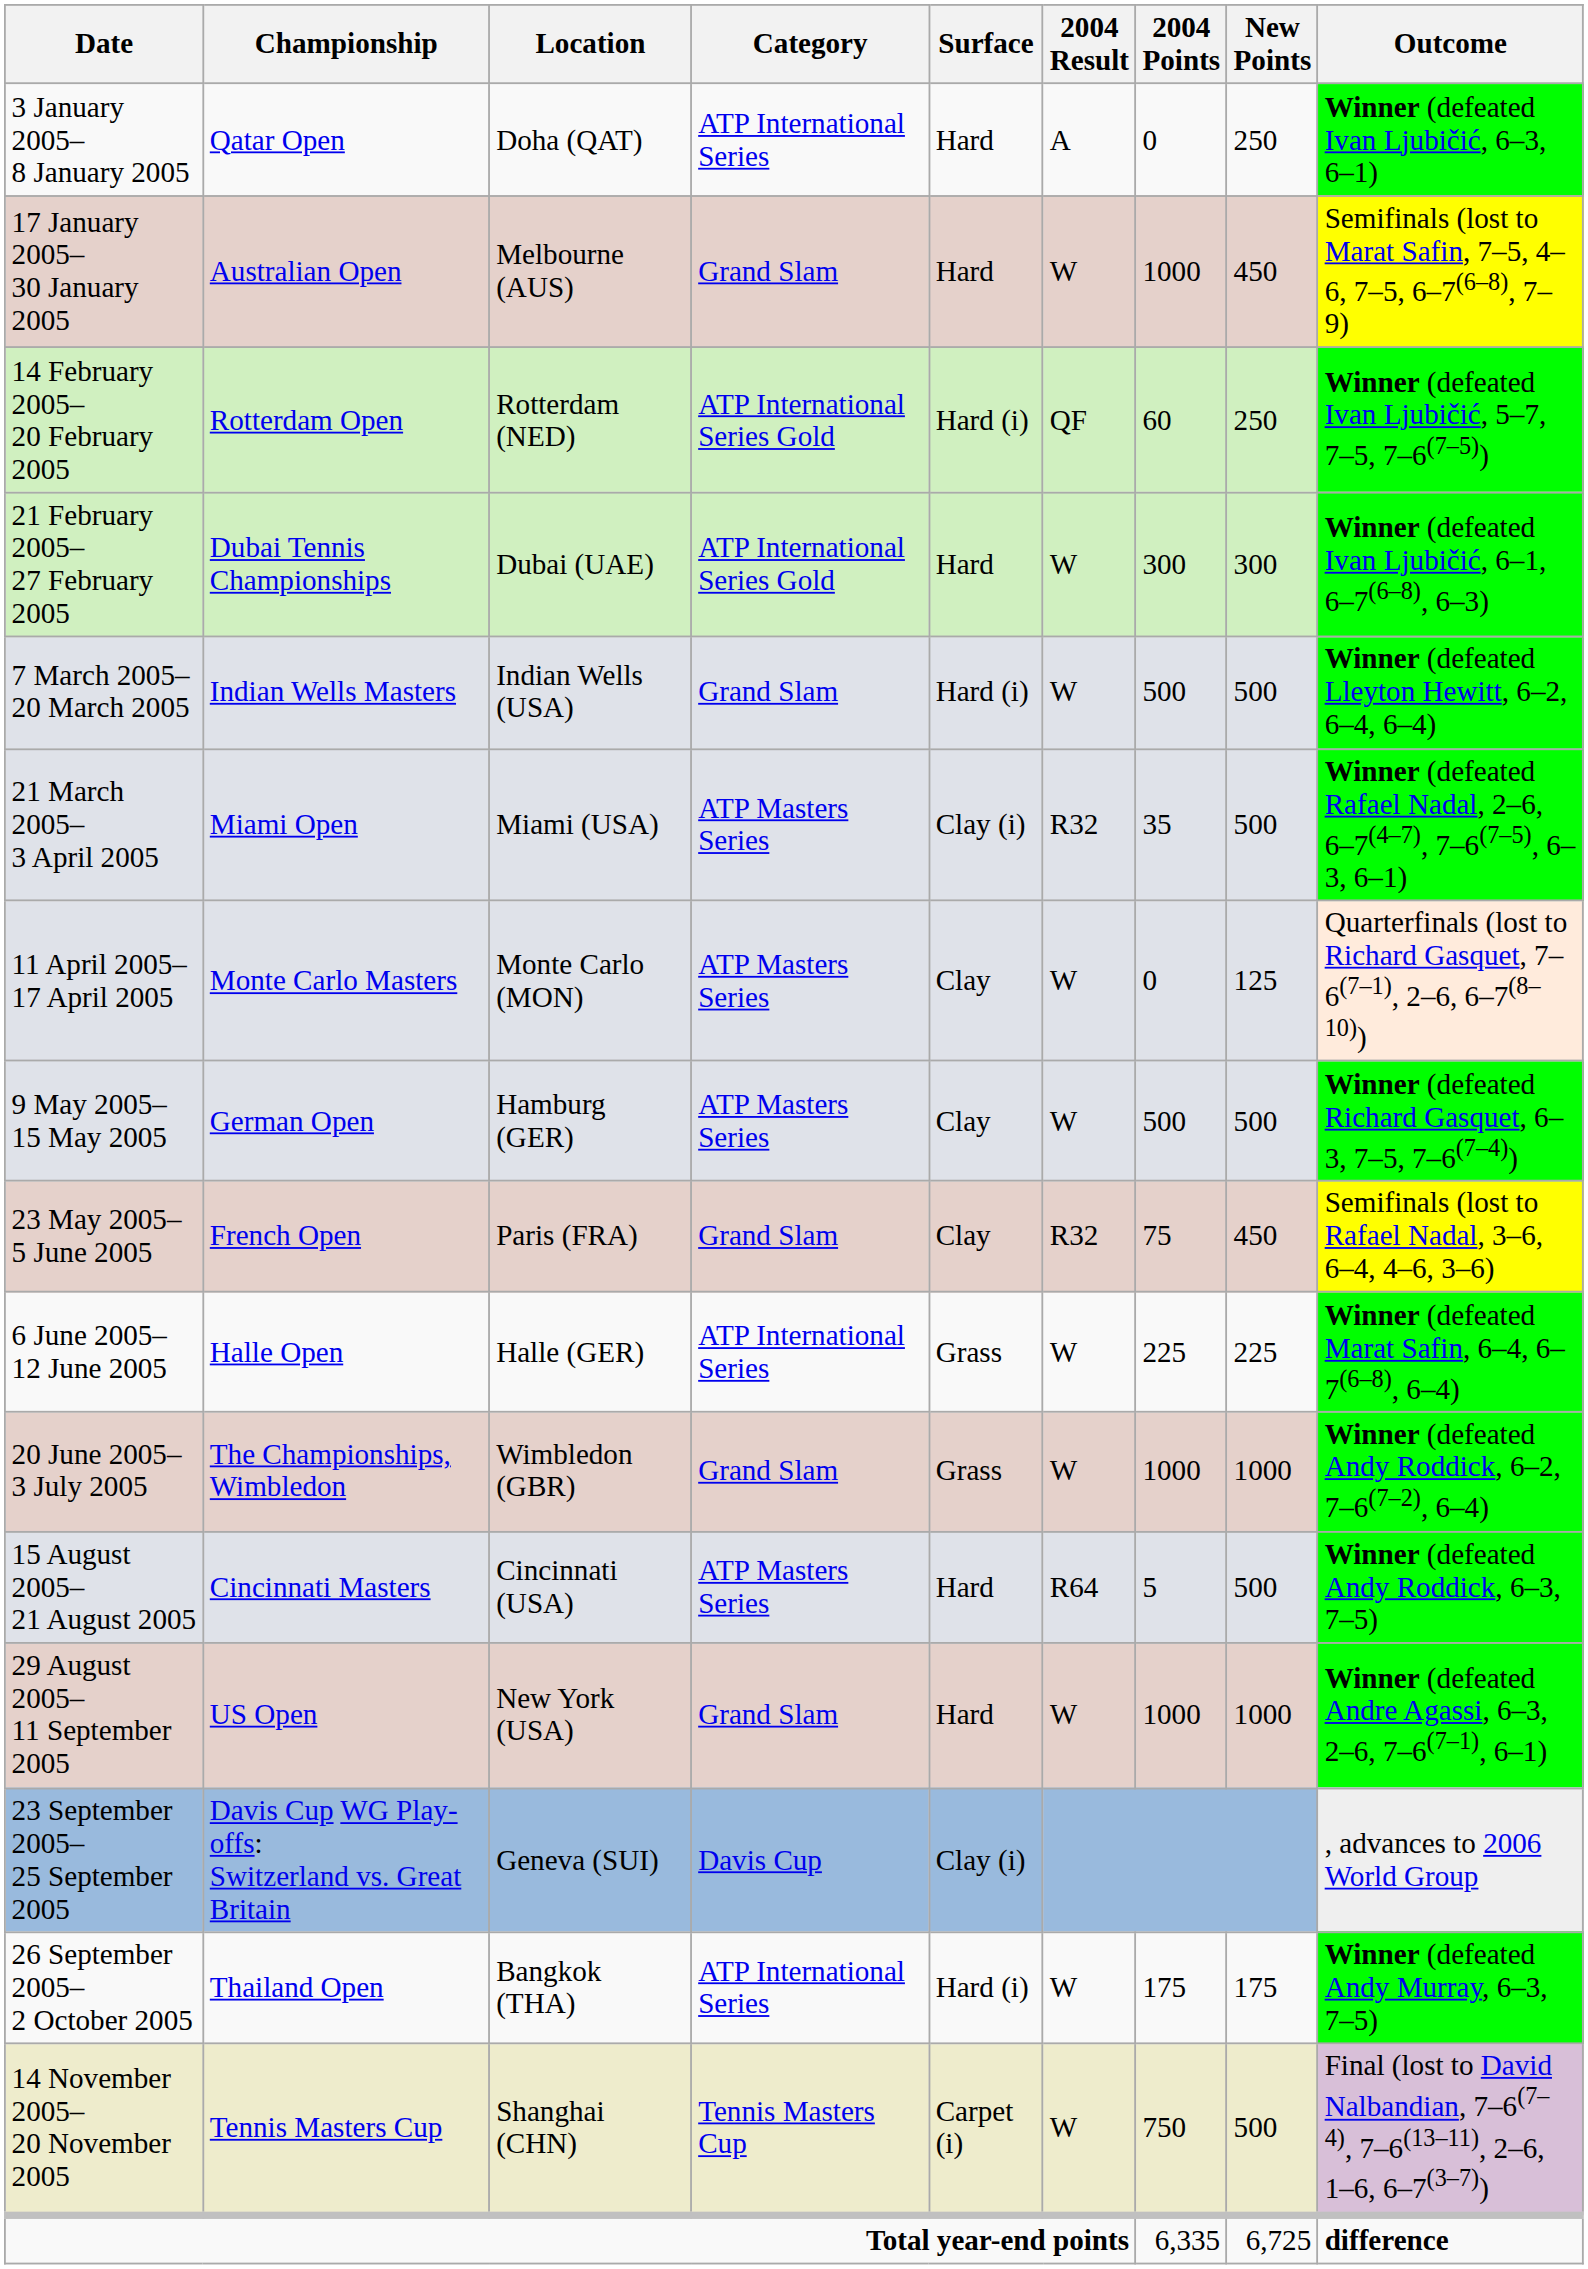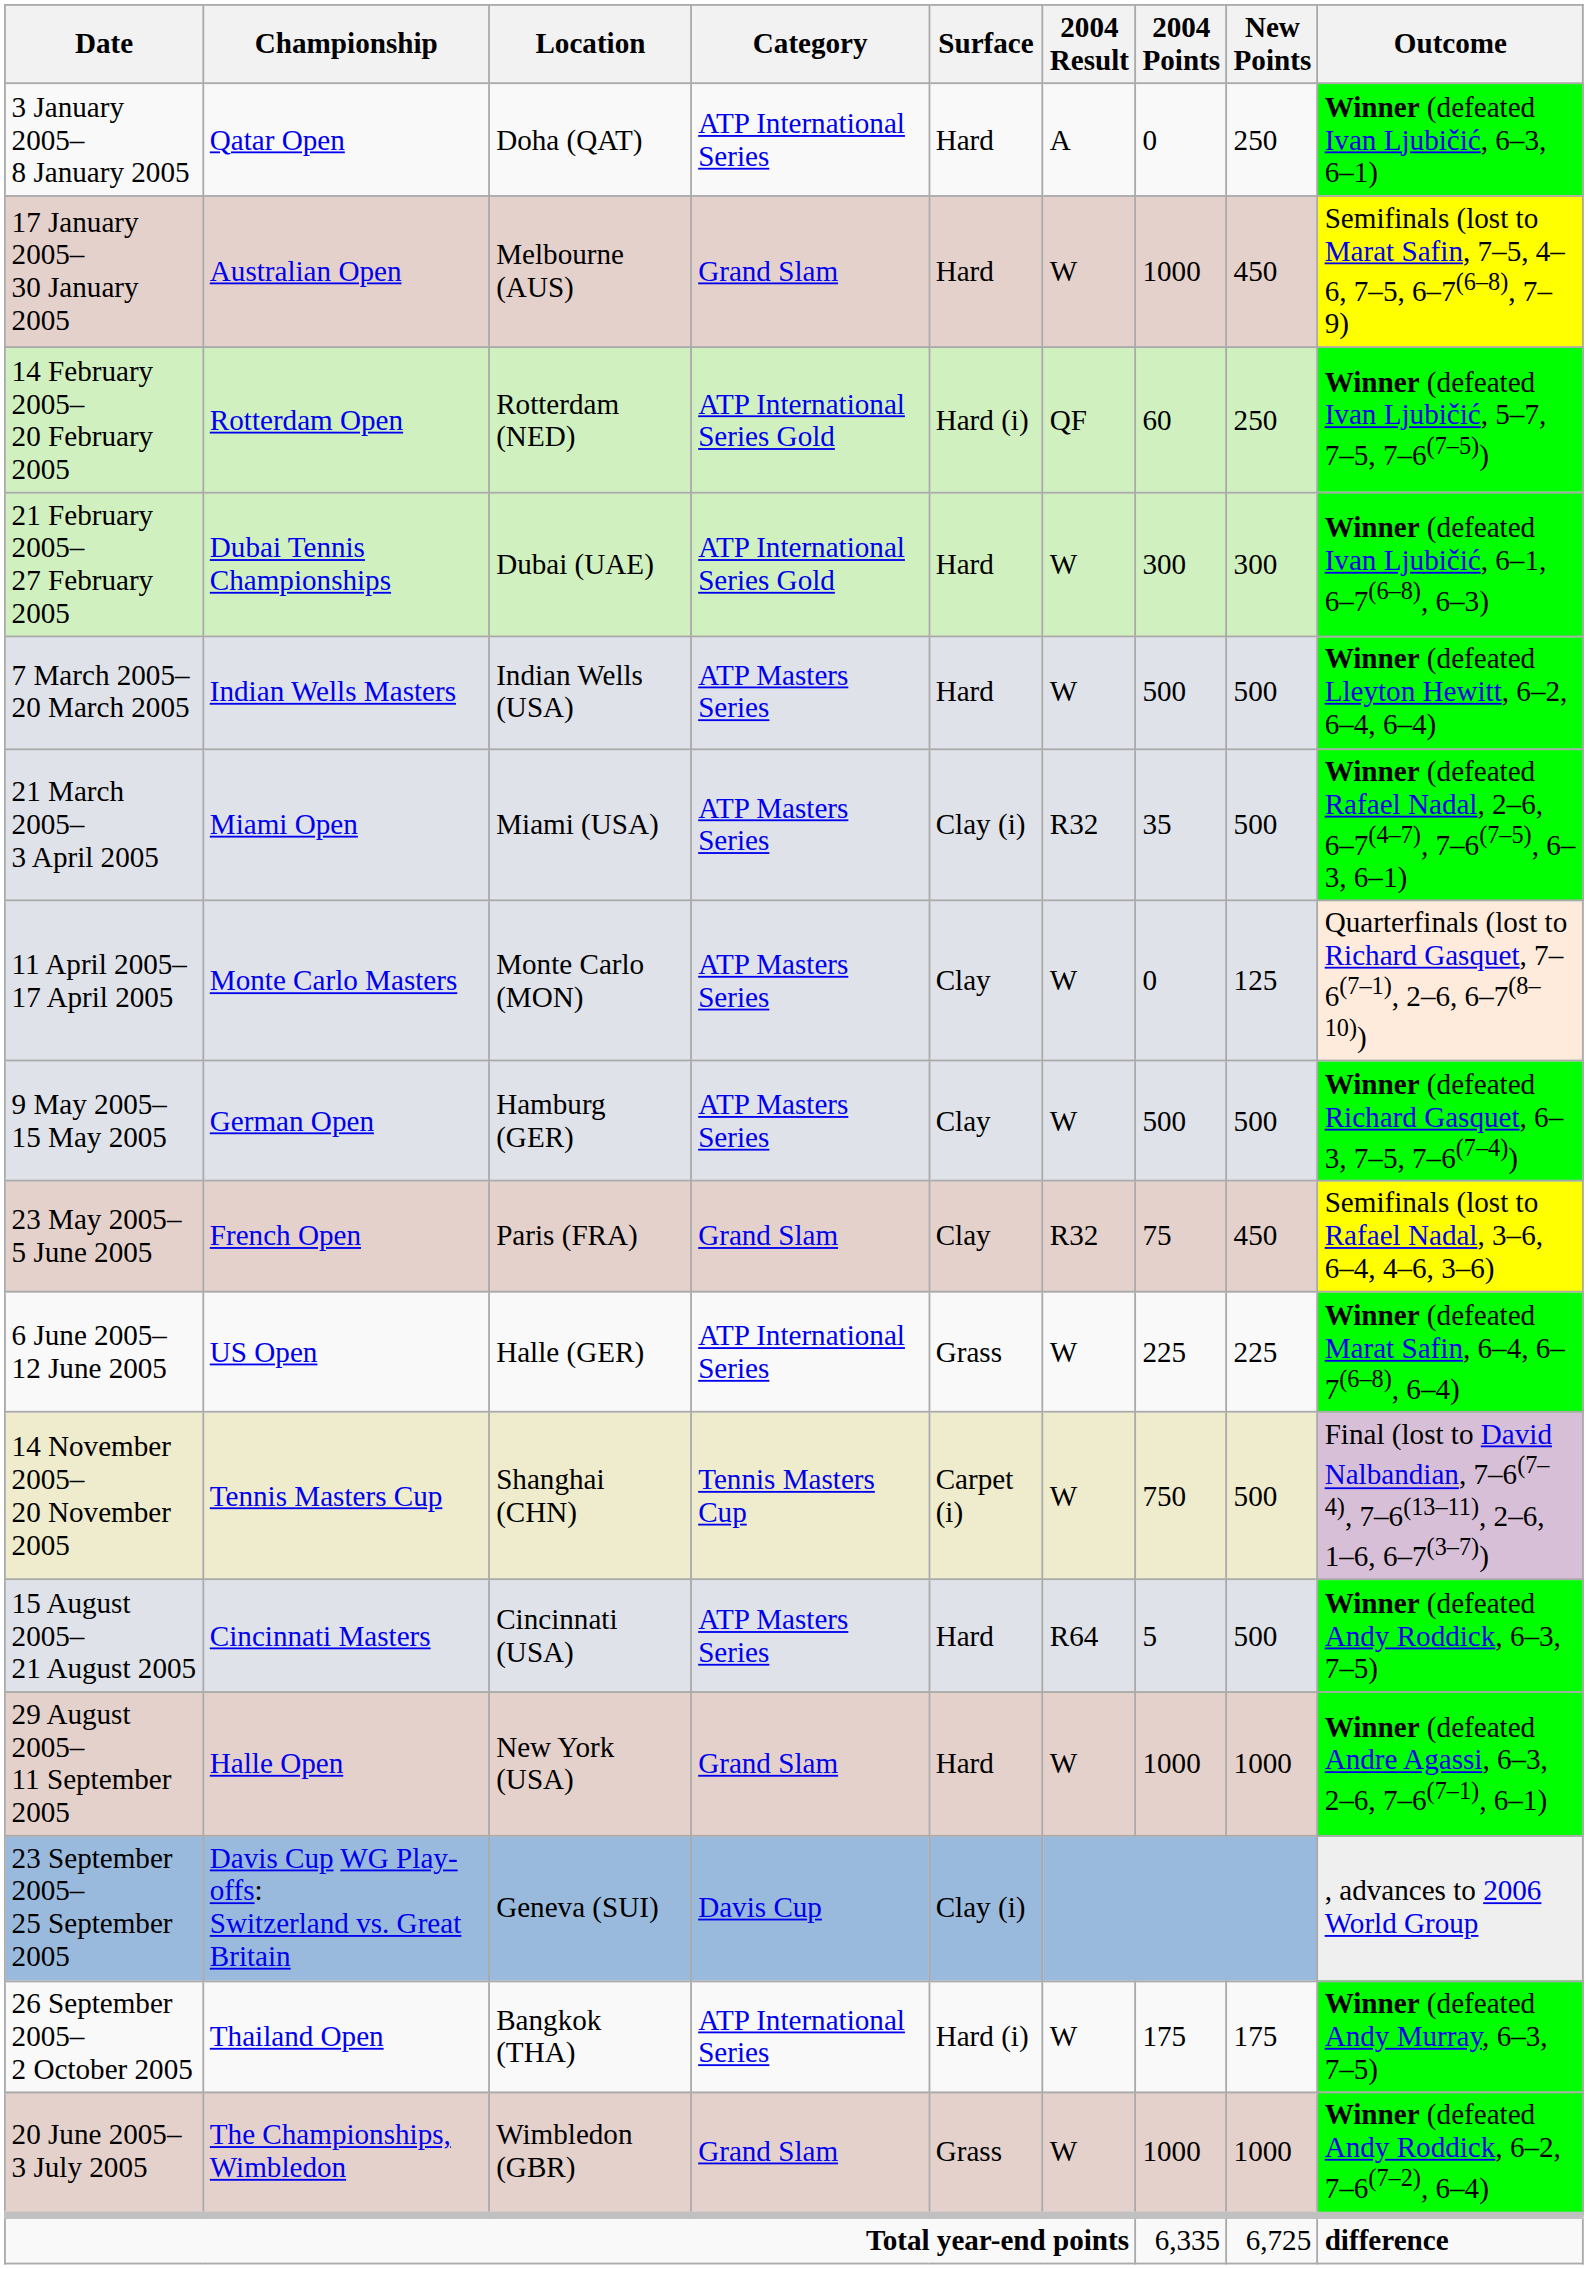(768, 692) Grand Slam -> (773, 692) ATP Masters Series
(982, 692) Hard (i) -> (965, 692) Hard
(277, 1351) Halle Open -> (264, 1351) US Open
rows swapped: (97, 1471) <-> (91, 2127)
(264, 1715) US Open -> (277, 1763) Halle Open
